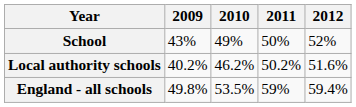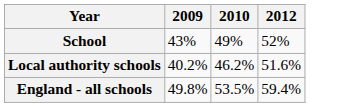- column: (281, 16)
